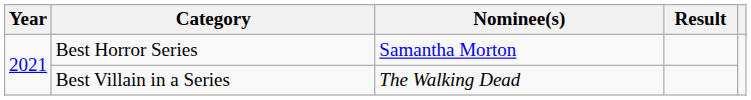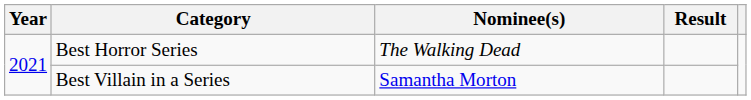(448, 49) Samantha Morton -> (450, 49) The Walking Dead
(450, 79) The Walking Dead -> (448, 79) Samantha Morton
